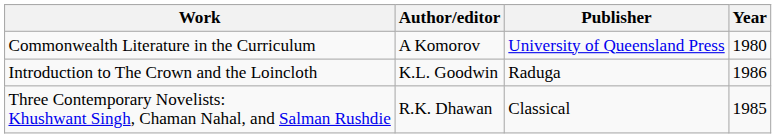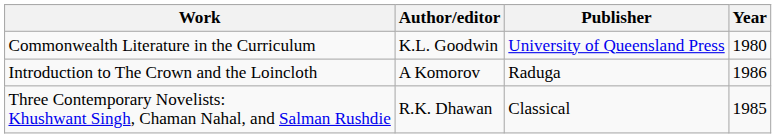(439, 45) A Komorov -> (448, 45) K.L. Goodwin
(448, 72) K.L. Goodwin -> (439, 72) A Komorov
